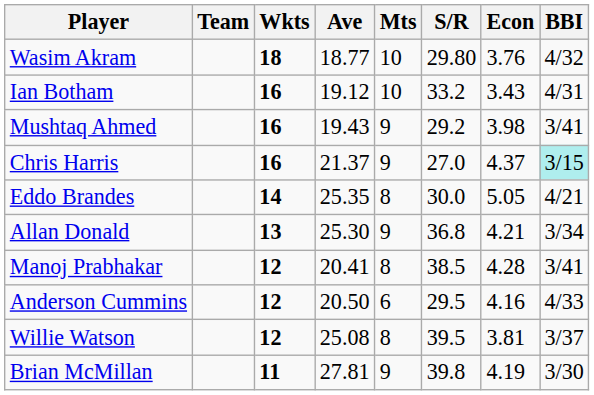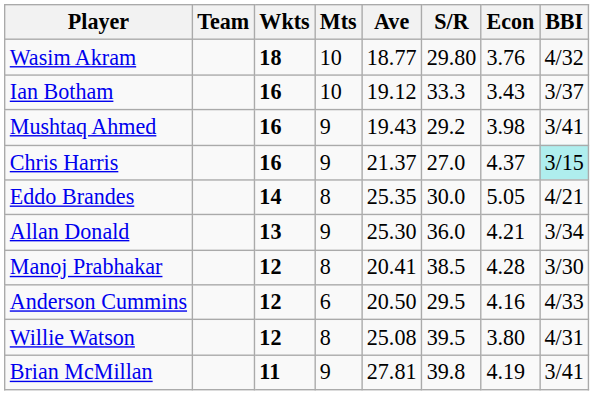columns swapped: (398, 22) <-> (345, 22)
(446, 92) 33.2 -> (446, 92) 33.3
(564, 92) 4/31 -> (564, 92) 3/37
(446, 232) 36.8 -> (446, 232) 36.0
(564, 267) 3/41 -> (564, 267) 3/30
(506, 337) 3.81 -> (506, 337) 3.80
(564, 337) 3/37 -> (564, 337) 4/31
(564, 372) 3/30 -> (564, 372) 3/41
